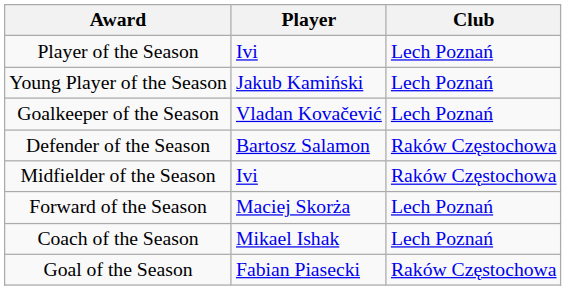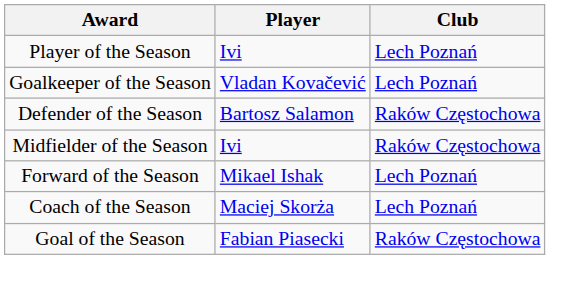- row: (118, 82)
(293, 207) Maciej Skorża -> (272, 176) Mikael Ishak
(288, 238) Mikael Ishak -> (277, 207) Maciej Skorża
